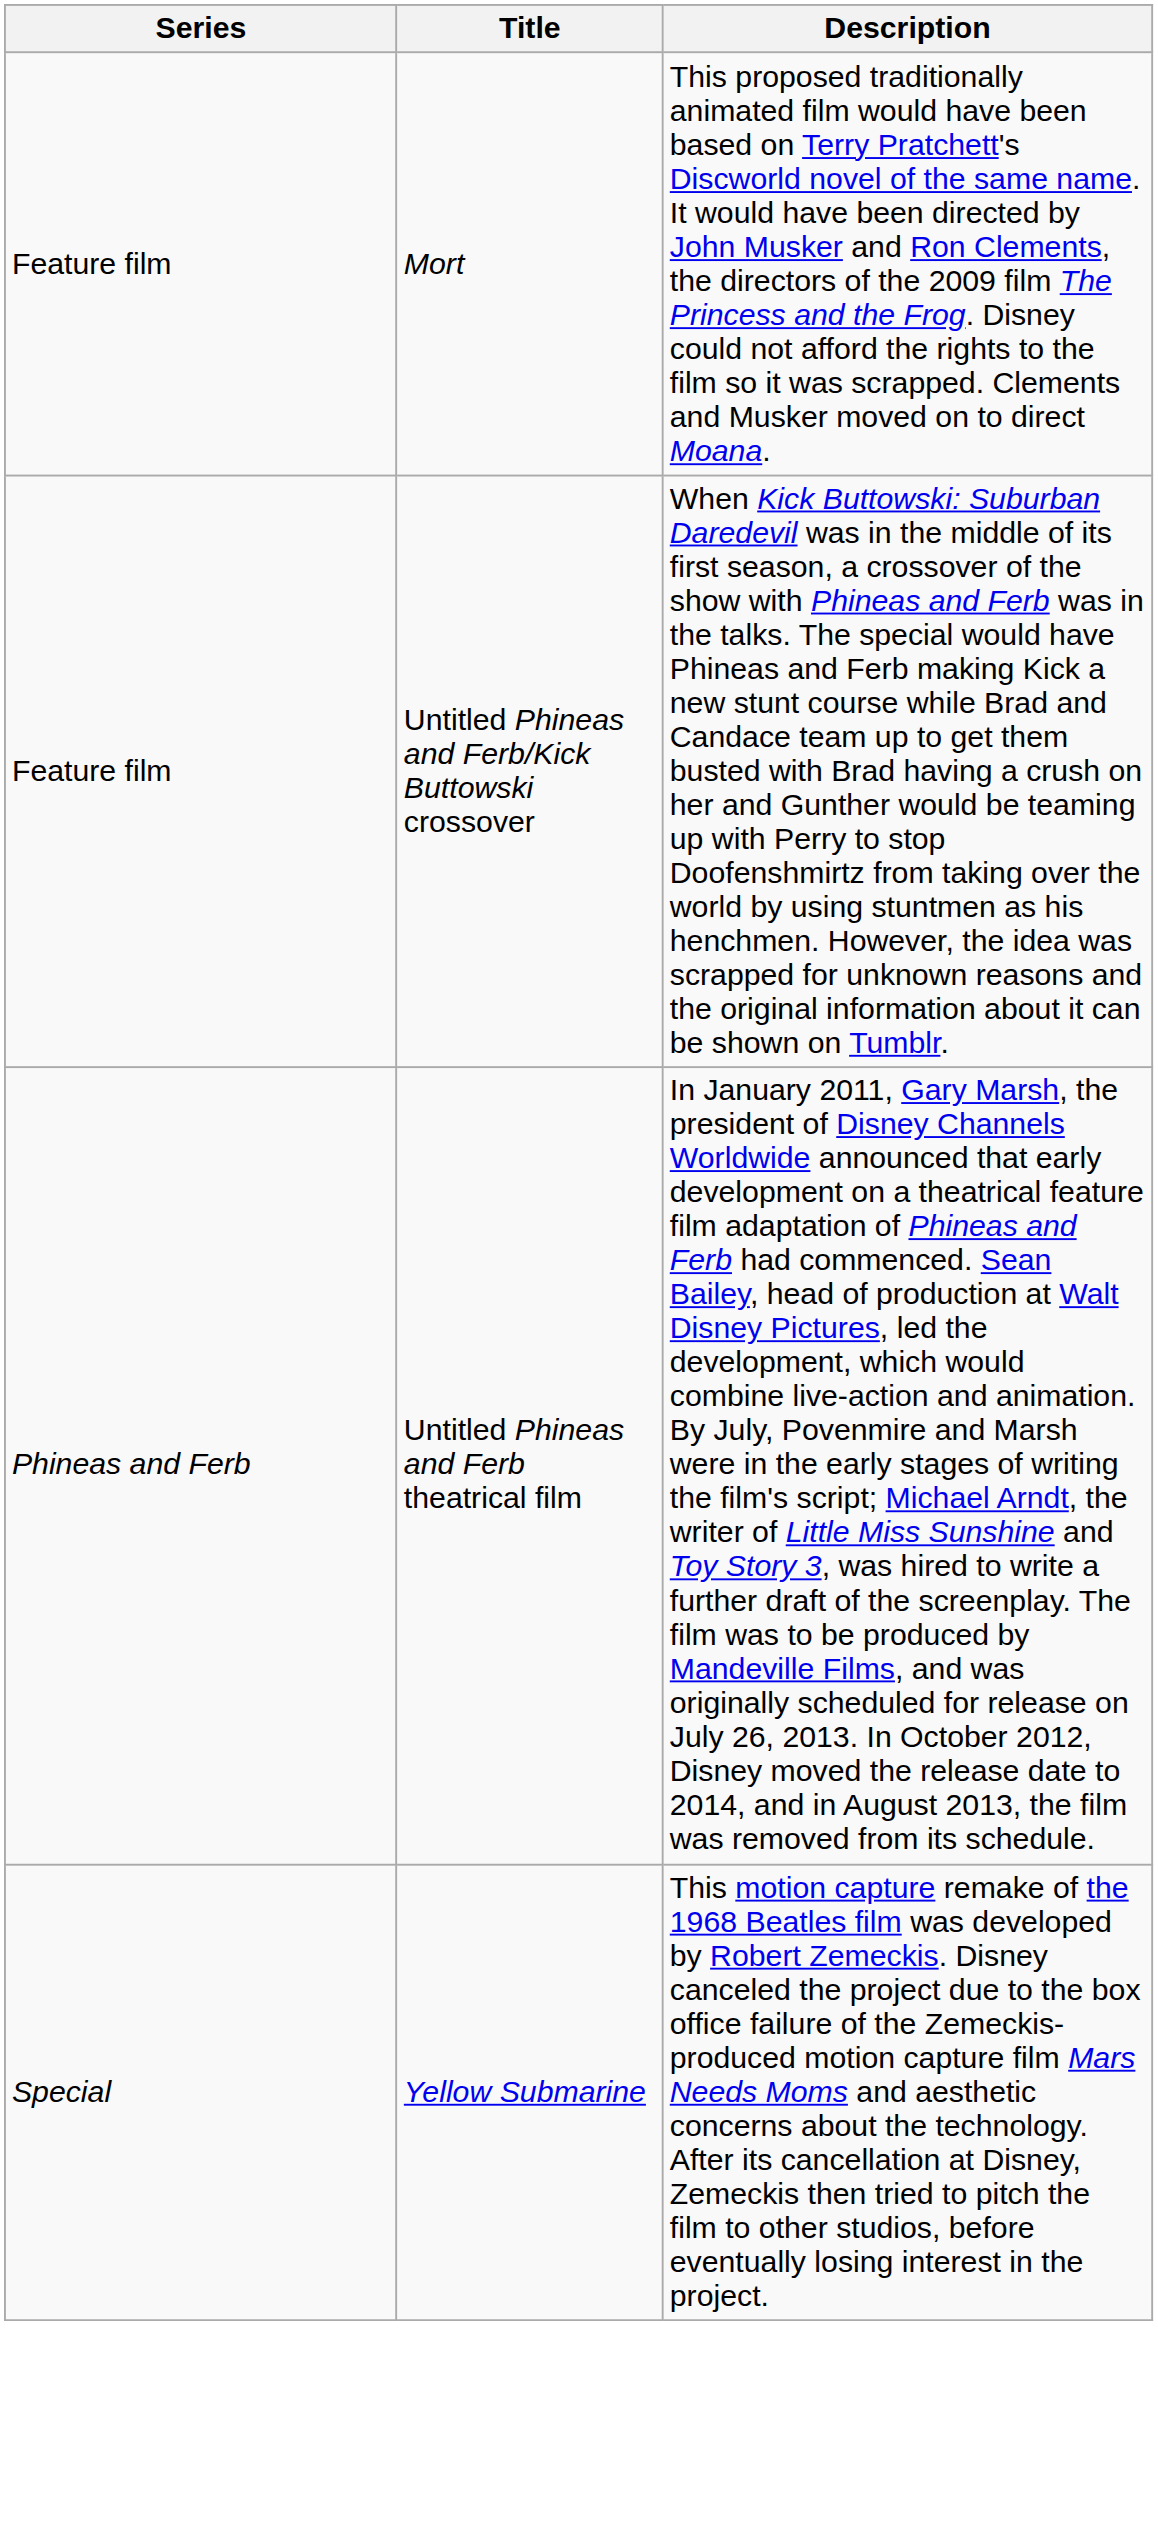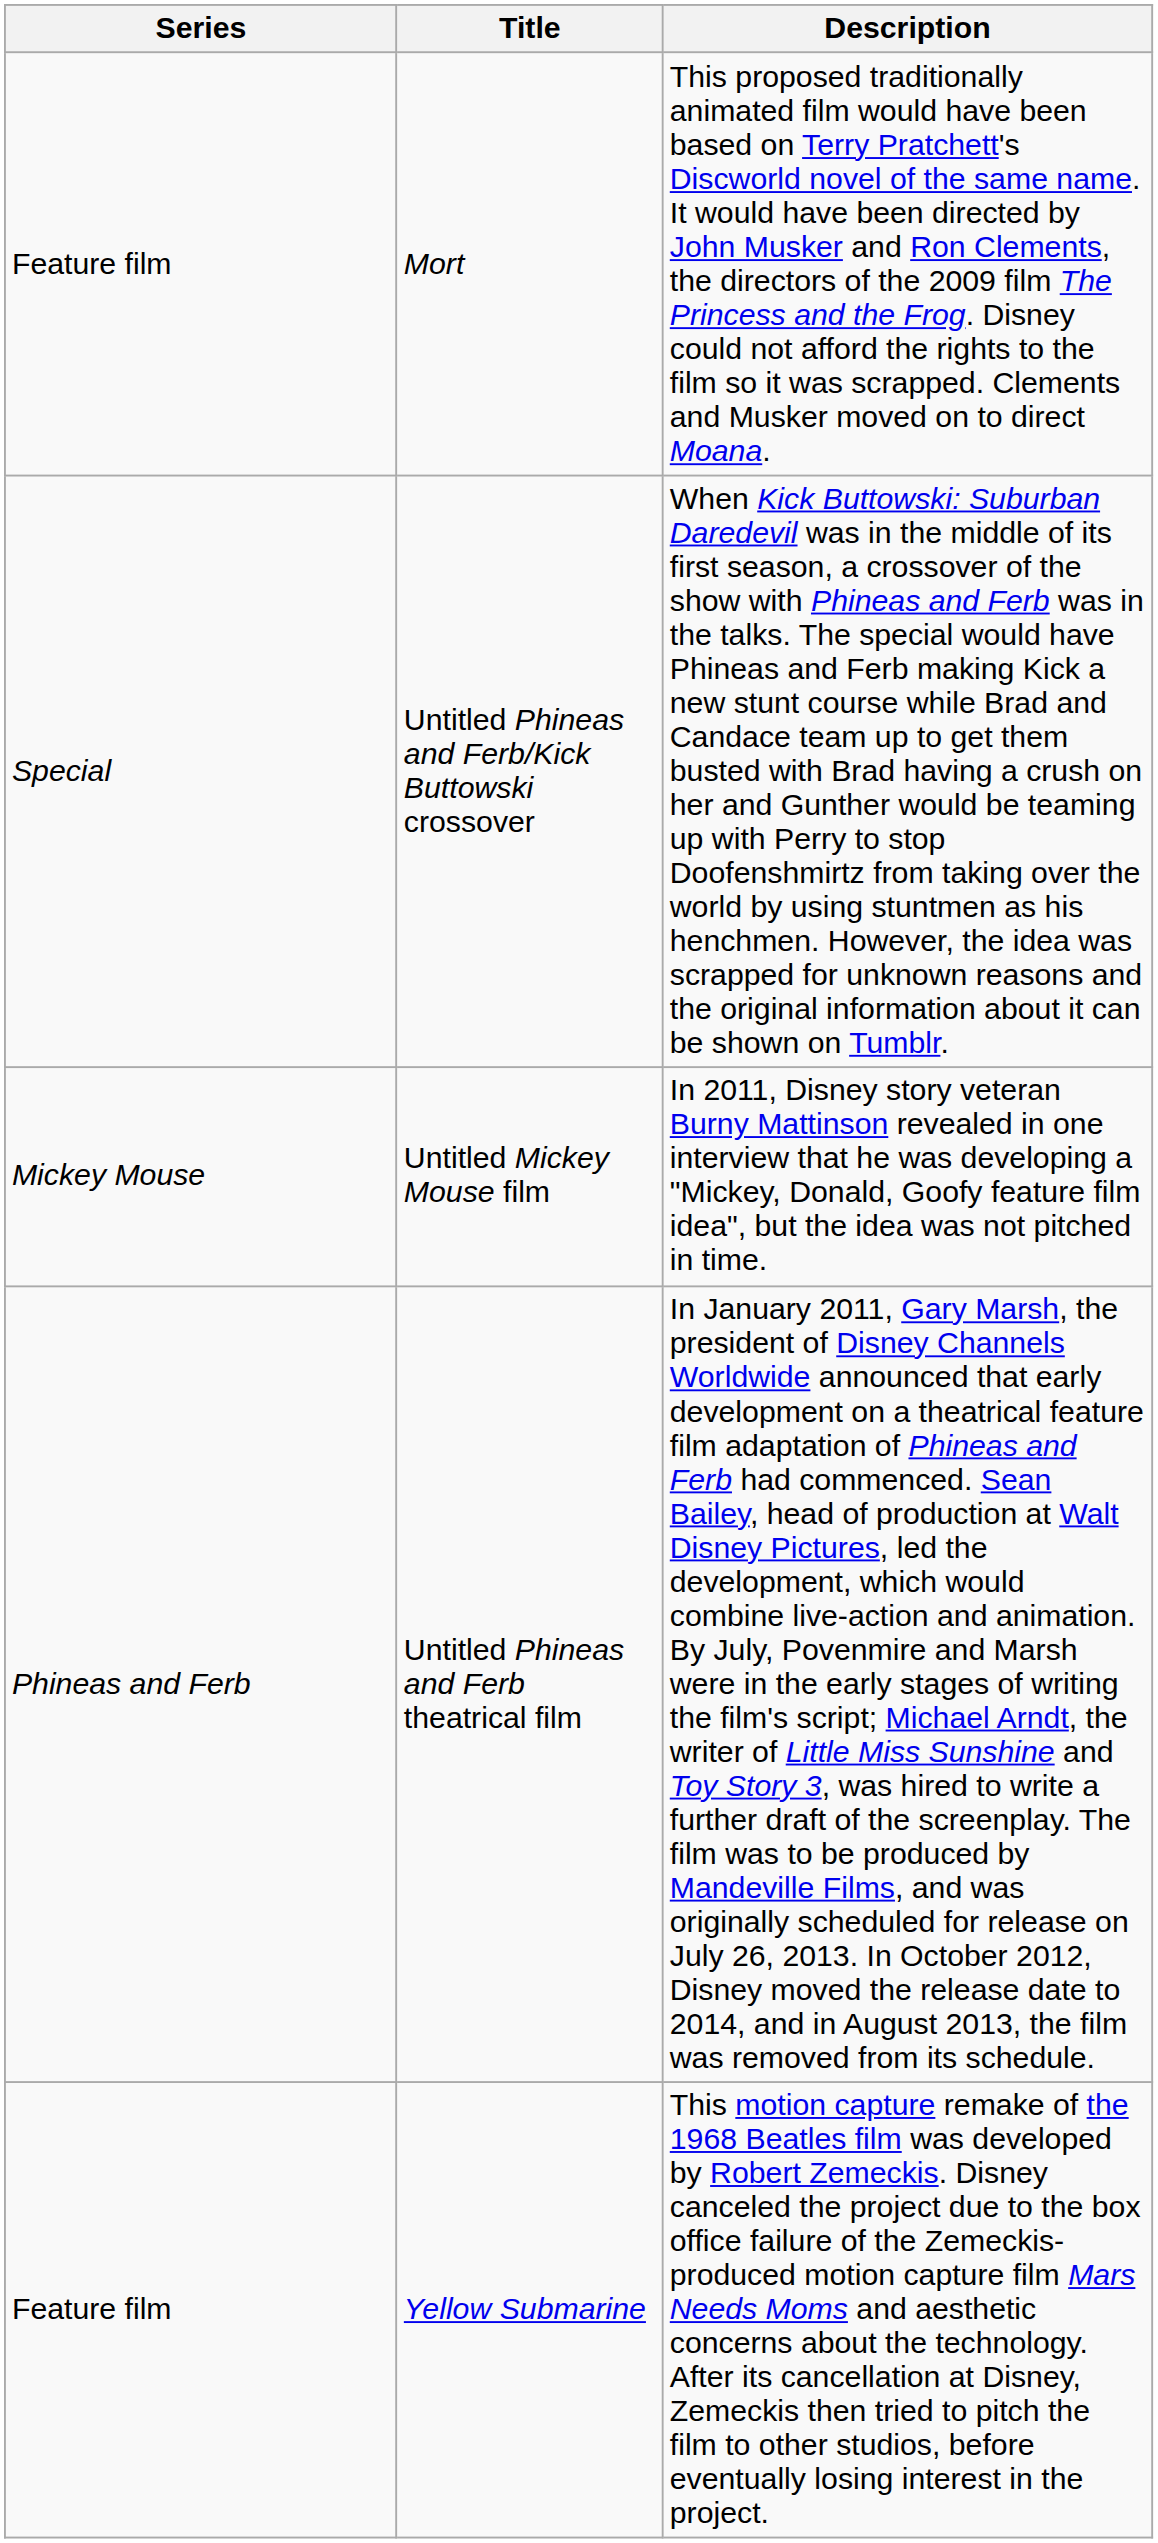(92, 770) Feature film -> (62, 770) Special
+ row: (506, 1175)
(62, 2091) Special -> (92, 2309) Feature film
